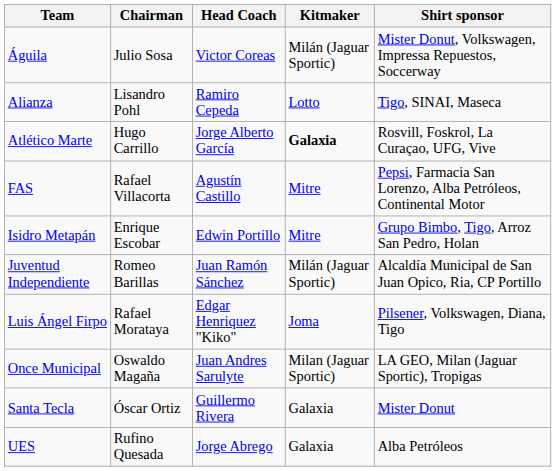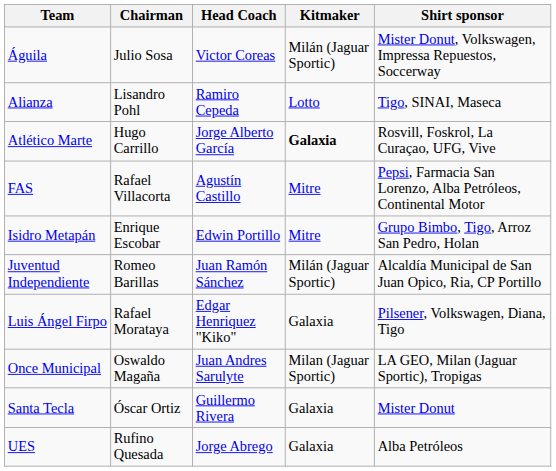(304, 321) Joma -> (311, 321) Galaxia
